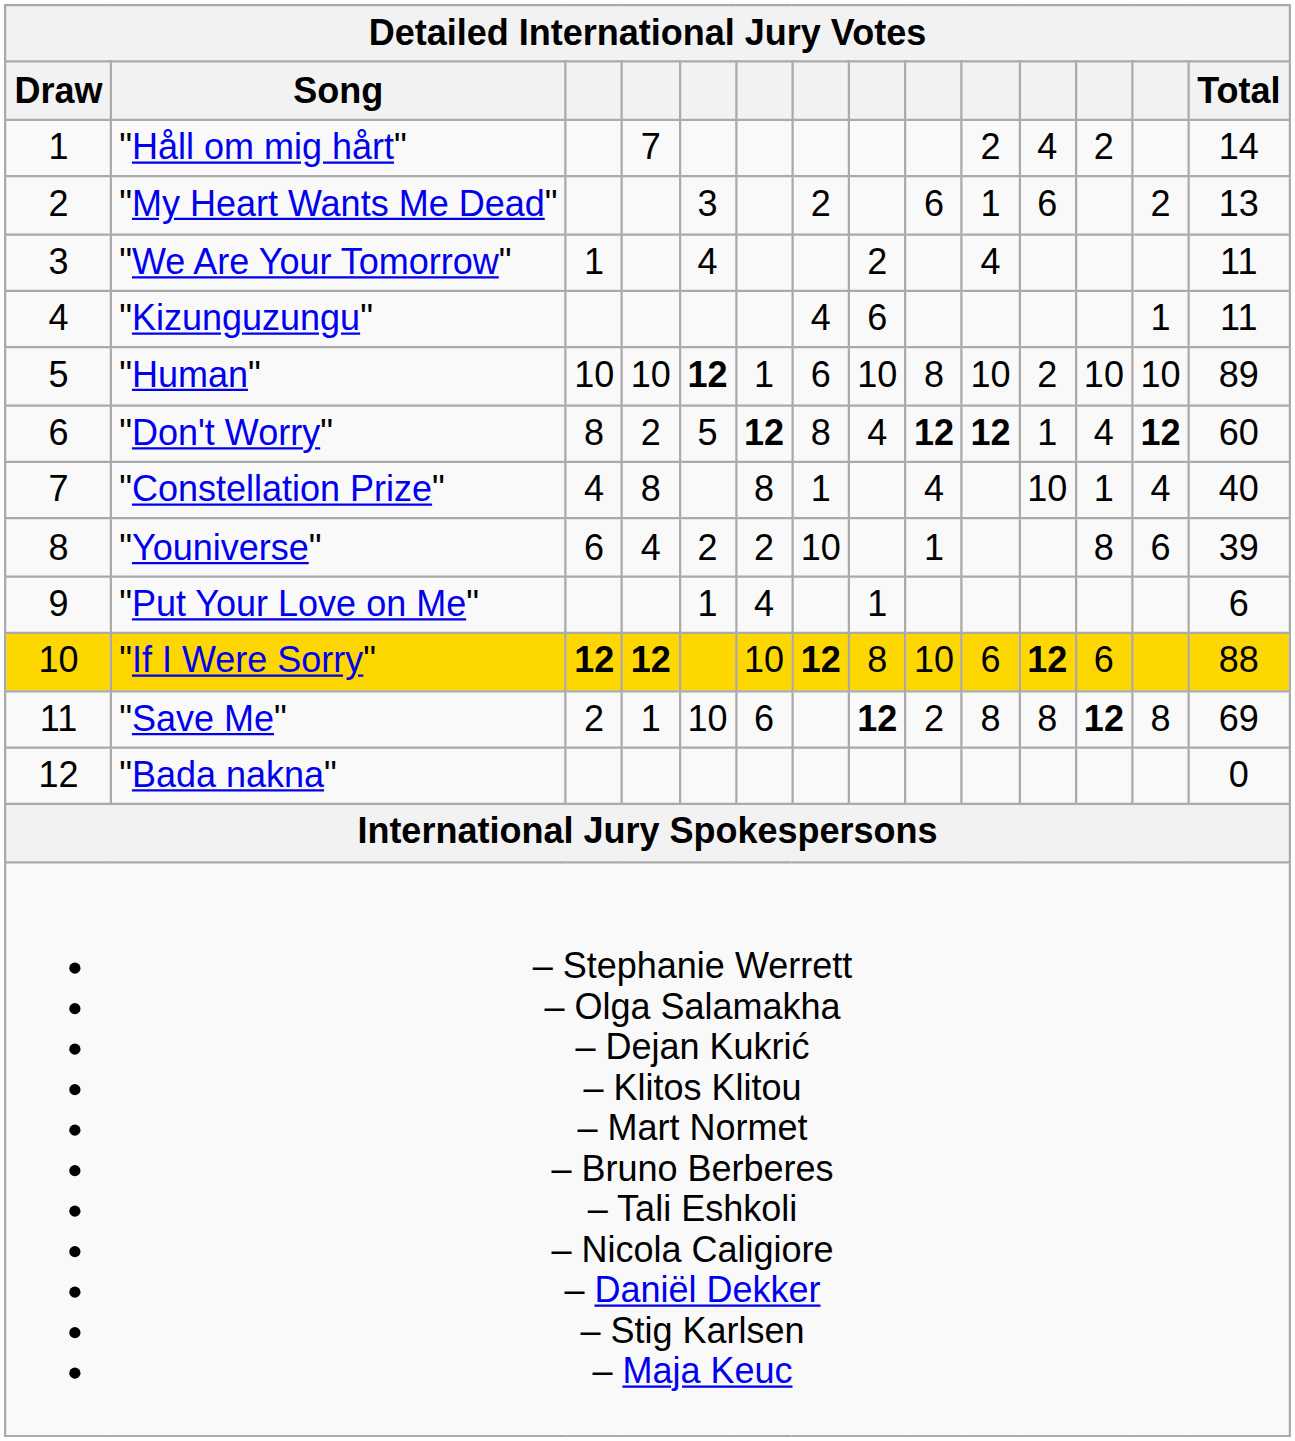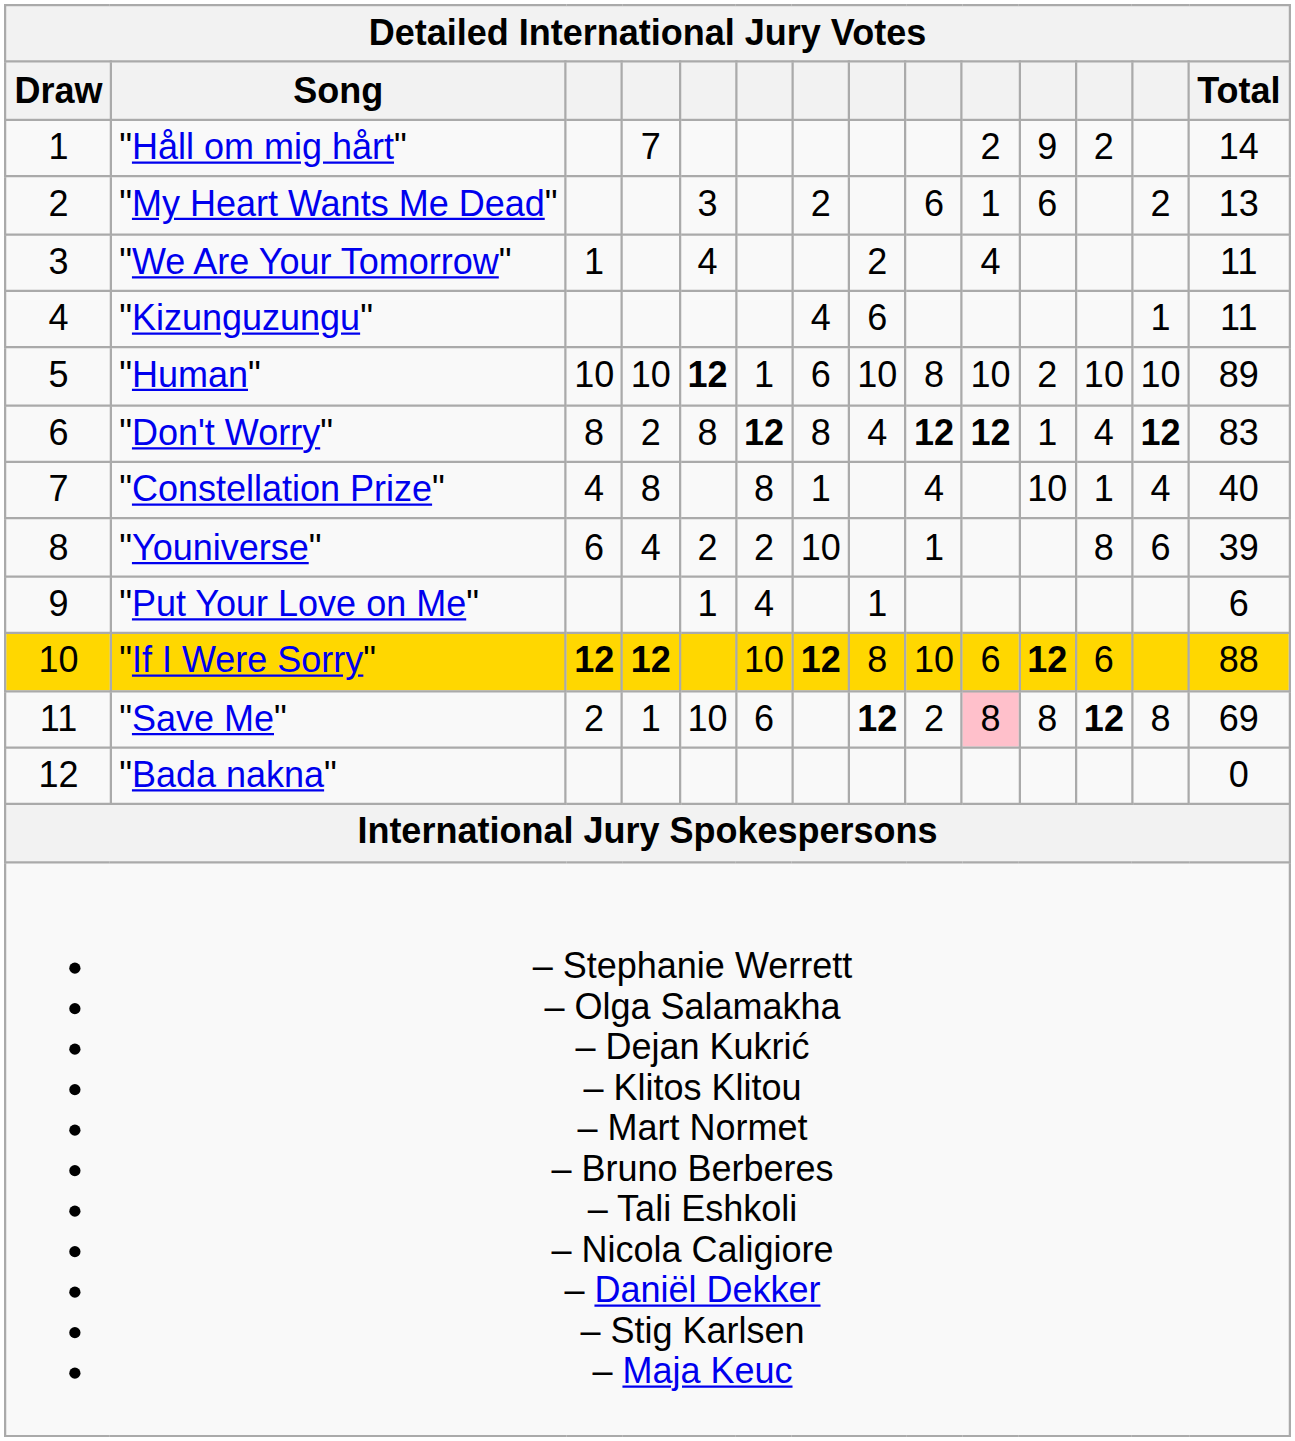(1047, 147) 4 -> (1047, 147) 9
(707, 432) 5 -> (707, 432) 8
(1239, 432) 60 -> (1239, 432) 83
(991, 718) no background -> (991, 718) pink background
